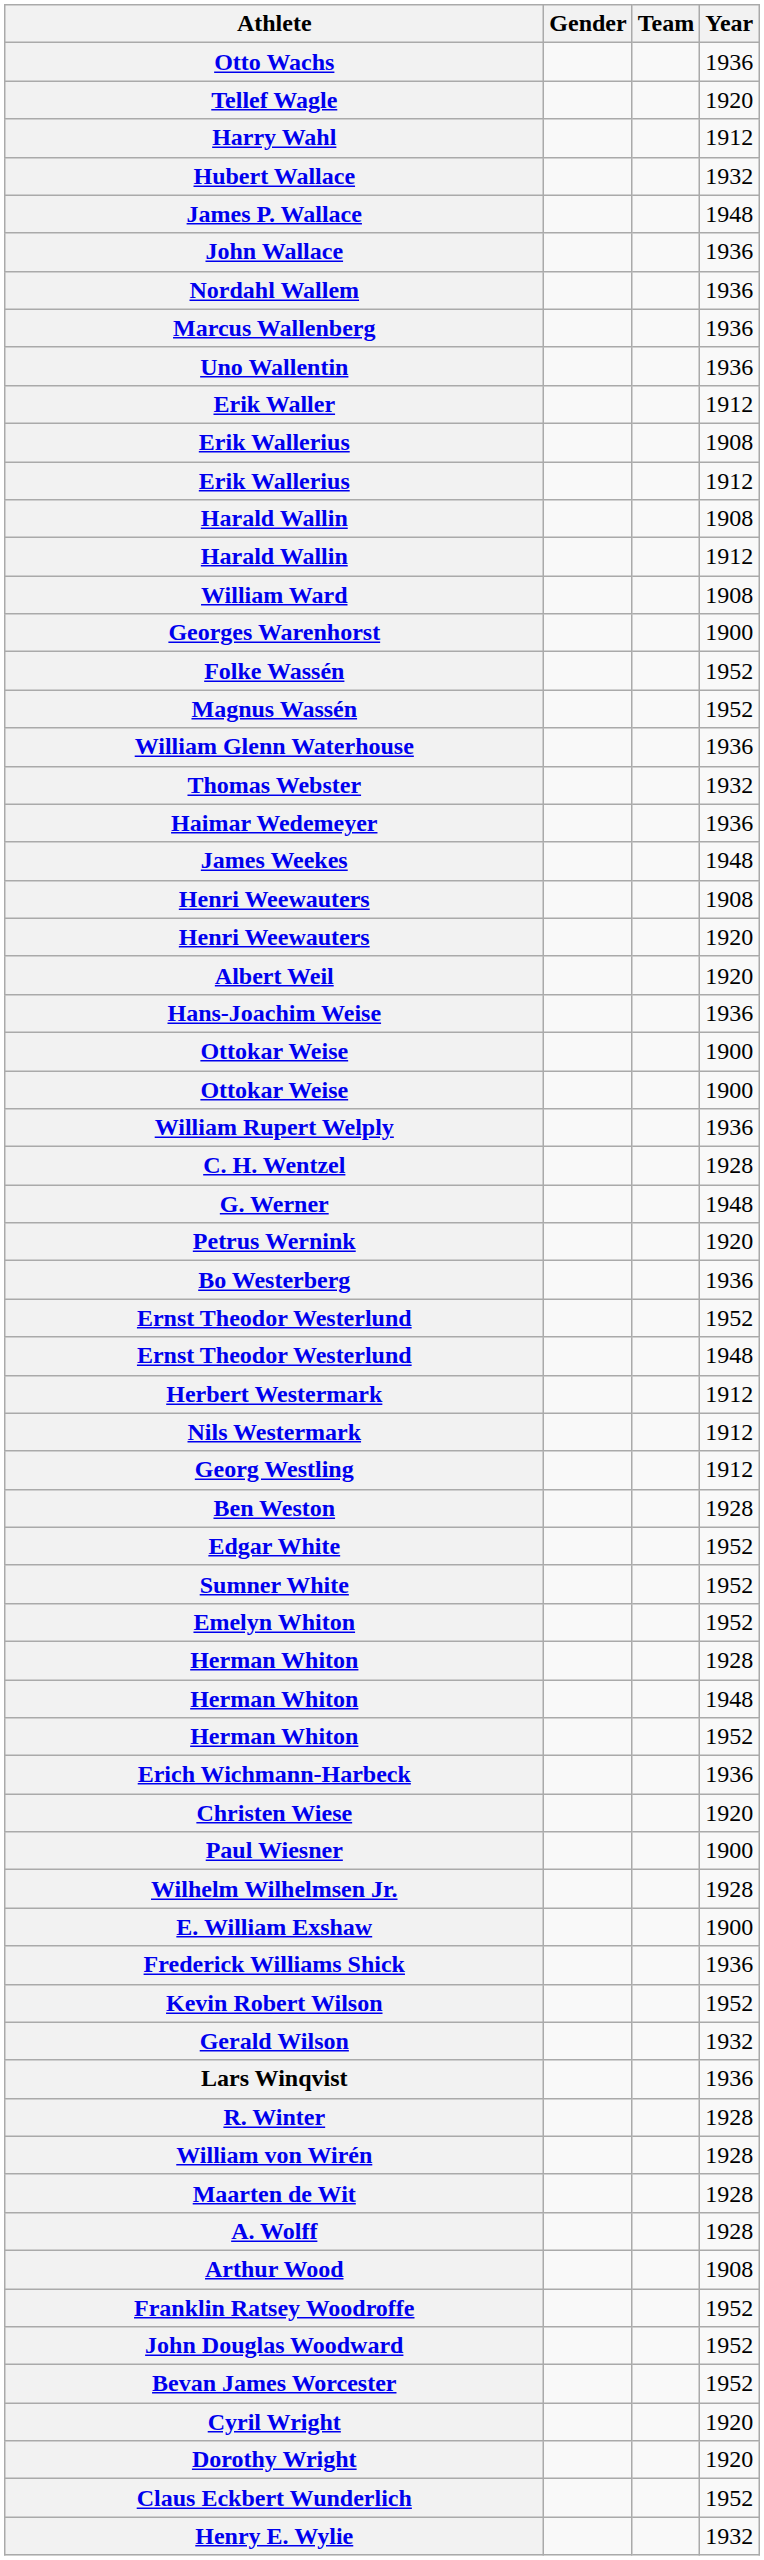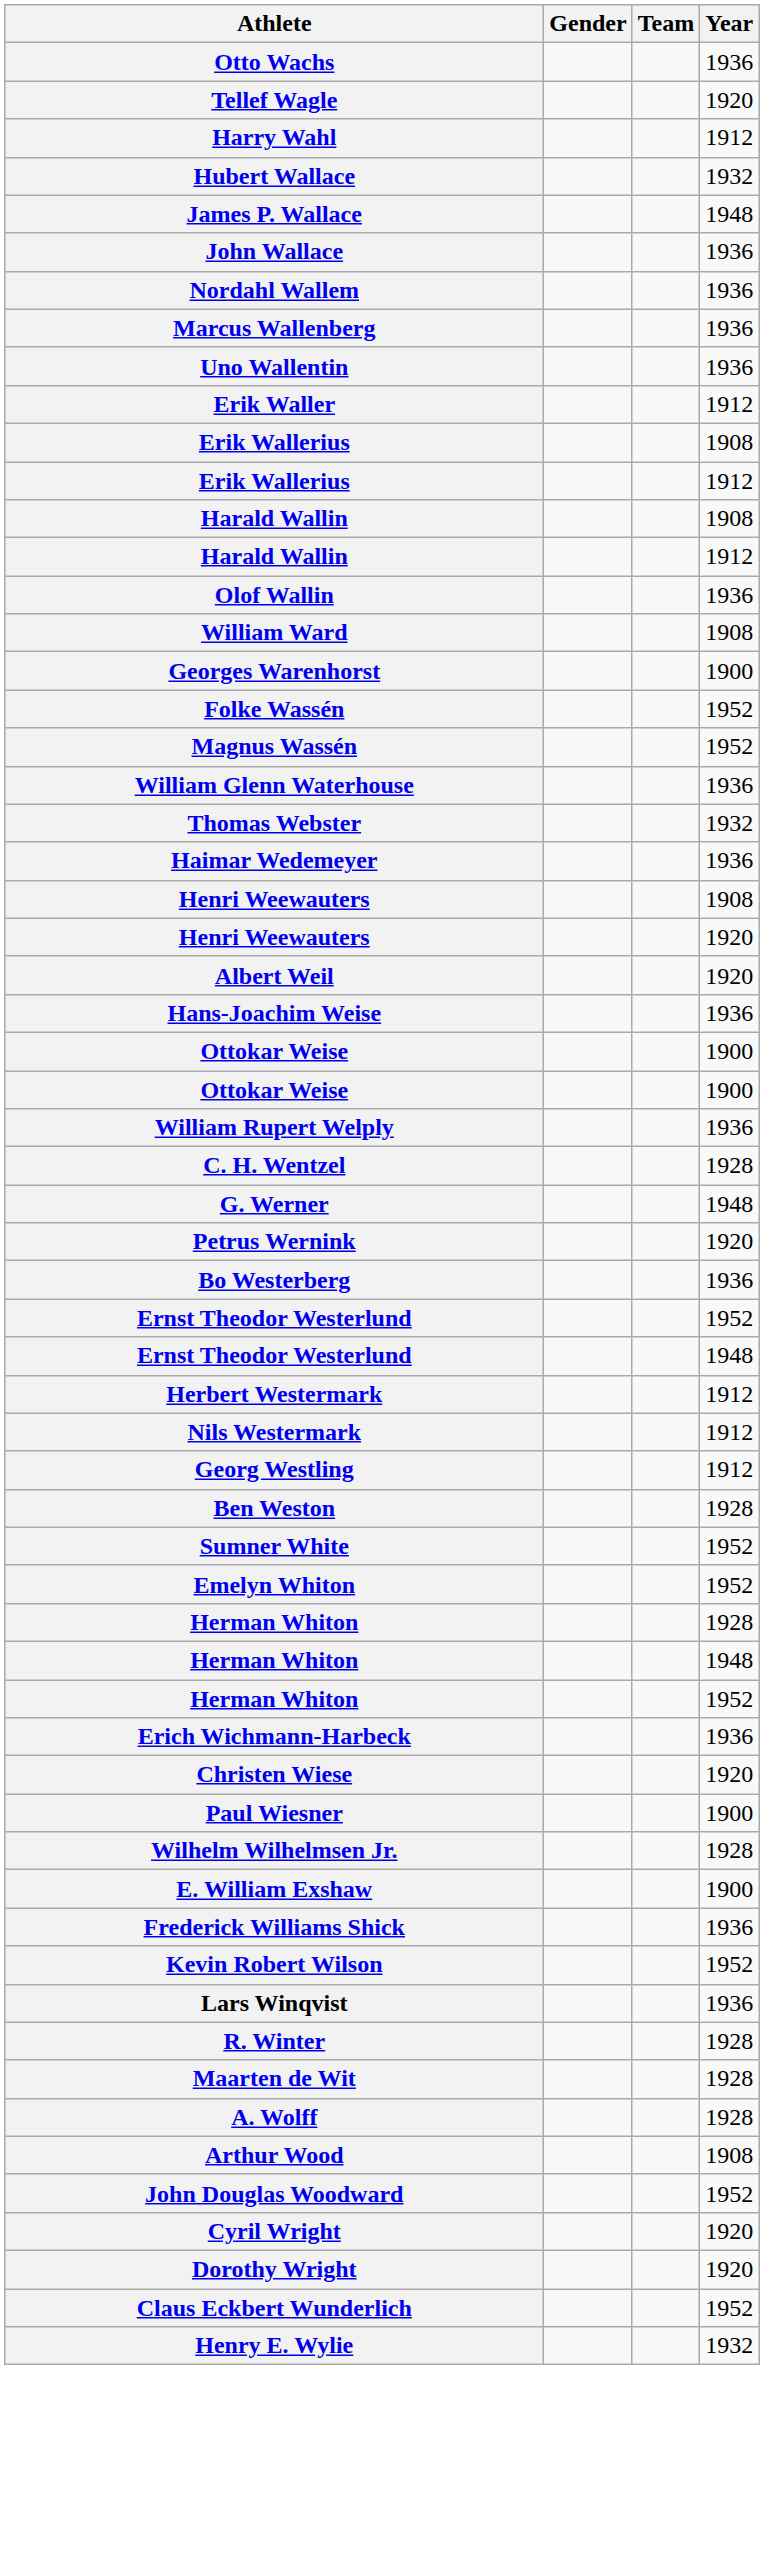+ row: (274, 594)
- row: (274, 860)
- row: (274, 1546)
- row: (274, 2040)
- row: (274, 2155)
- row: (274, 2307)
- row: (274, 2383)
